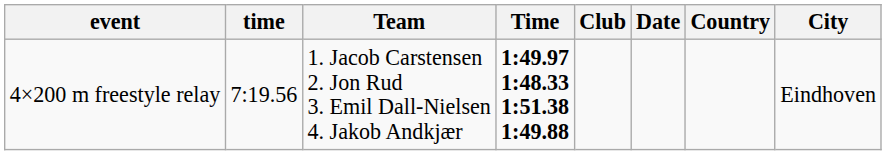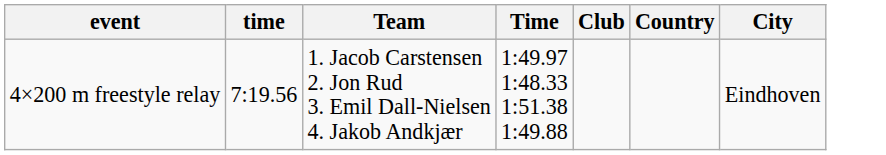- column: (658, 22)
(535, 94) bold -> (534, 94) normal
